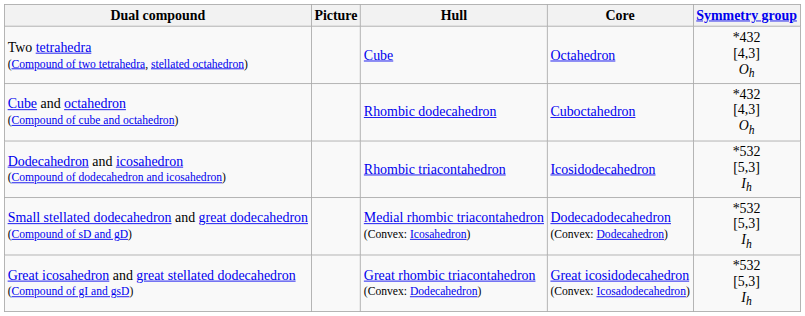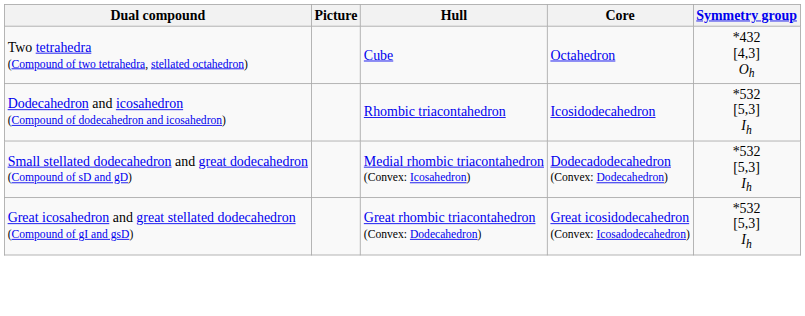- row: (93, 112)
